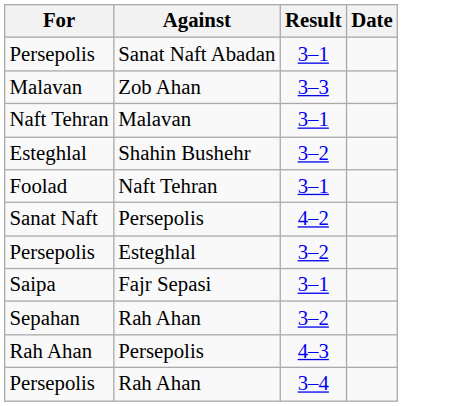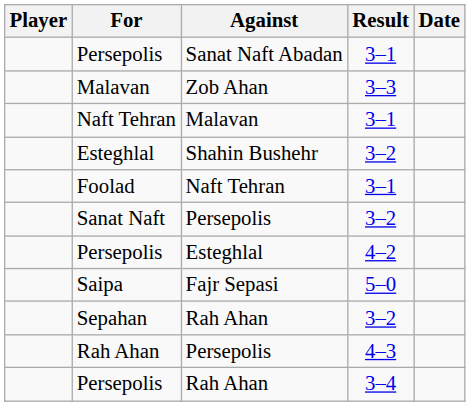+ column: (38, 20)
(313, 218) 4–2 -> (381, 218) 3–2
(313, 251) 3–2 -> (381, 251) 4–2
(313, 284) 3–1 -> (381, 284) 5–0
